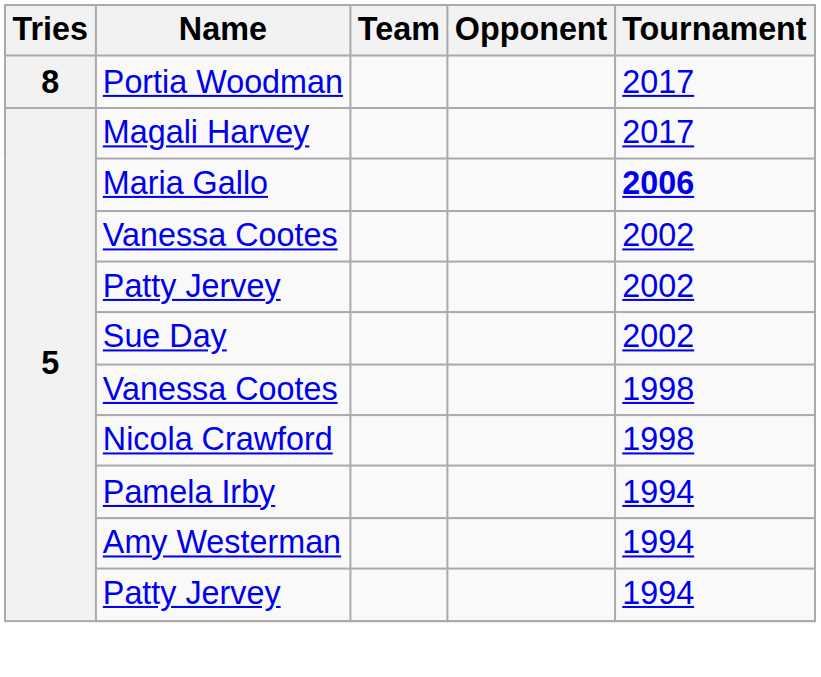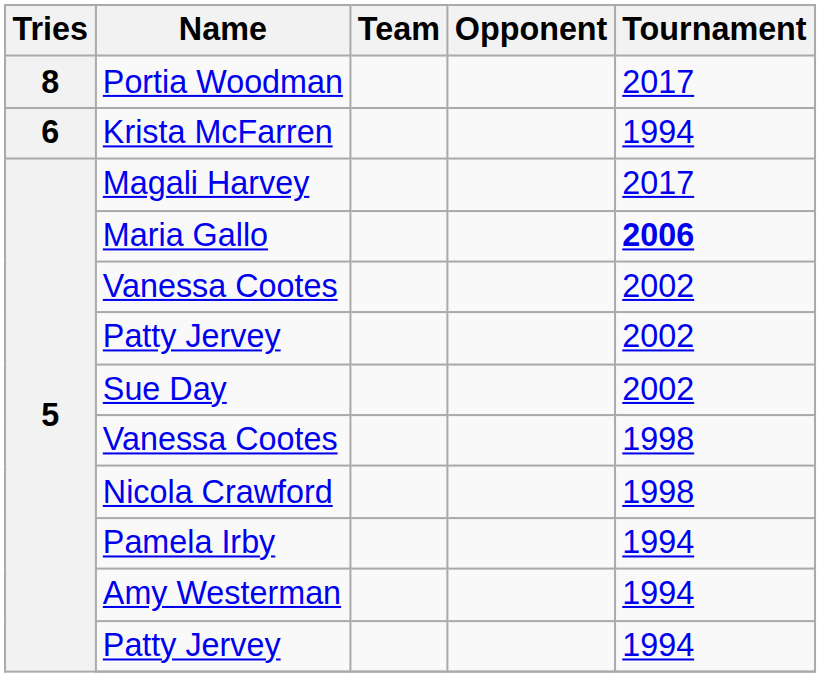+ row: (50, 132)
